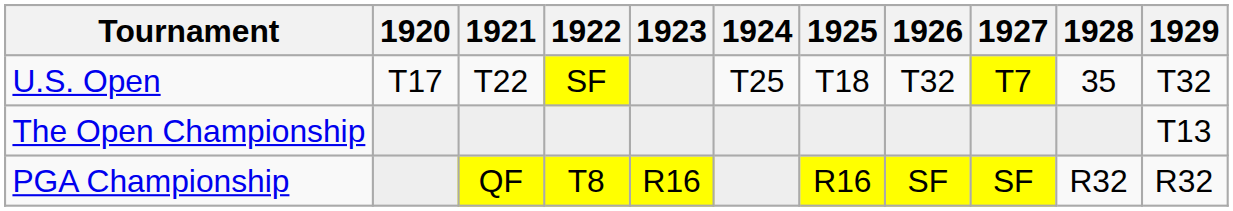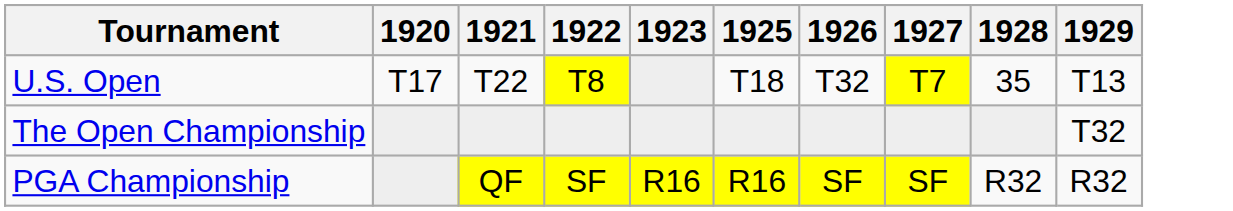- column: (757, 30)
(586, 81) SF -> (586, 81) T8
(1184, 81) T32 -> (1099, 81) T13
(1184, 131) T13 -> (1099, 131) T32
(586, 181) T8 -> (586, 181) SF
